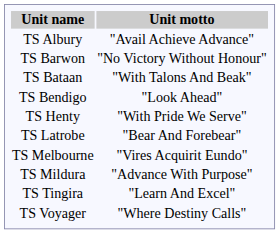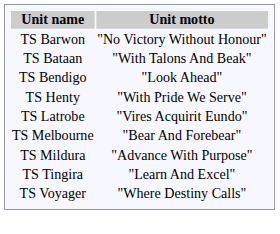- row: (53, 39)
(182, 136) "Bear And Forebear" -> (182, 116) "Vires Acquirit Eundo"
(182, 155) "Vires Acquirit Eundo" -> (182, 136) "Bear And Forebear"
